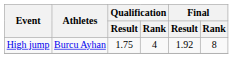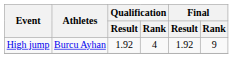(124, 45) 1.75 -> (124, 45) 1.92
(214, 45) 8 -> (214, 45) 9
